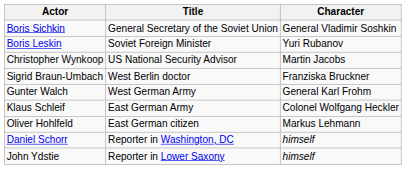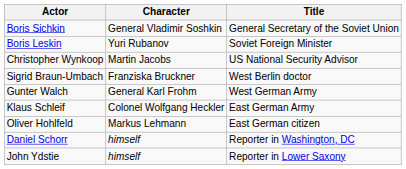columns swapped: (341, 12) <-> (193, 12)
